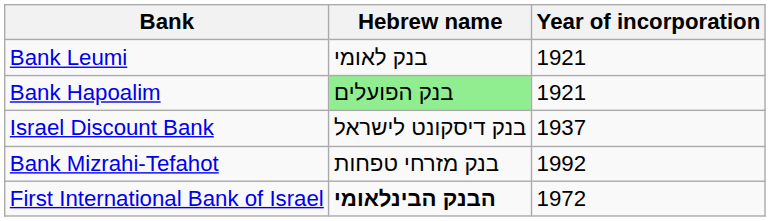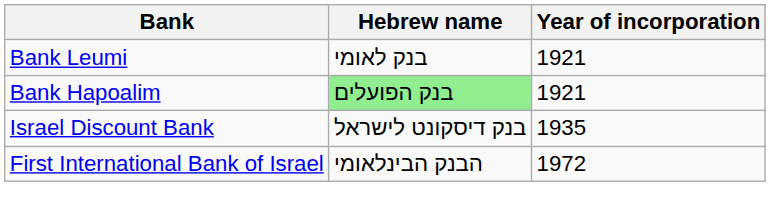(561, 127) 1937 -> (561, 127) 1935
- row: (114, 163)
(415, 198) bold -> (409, 163) normal
